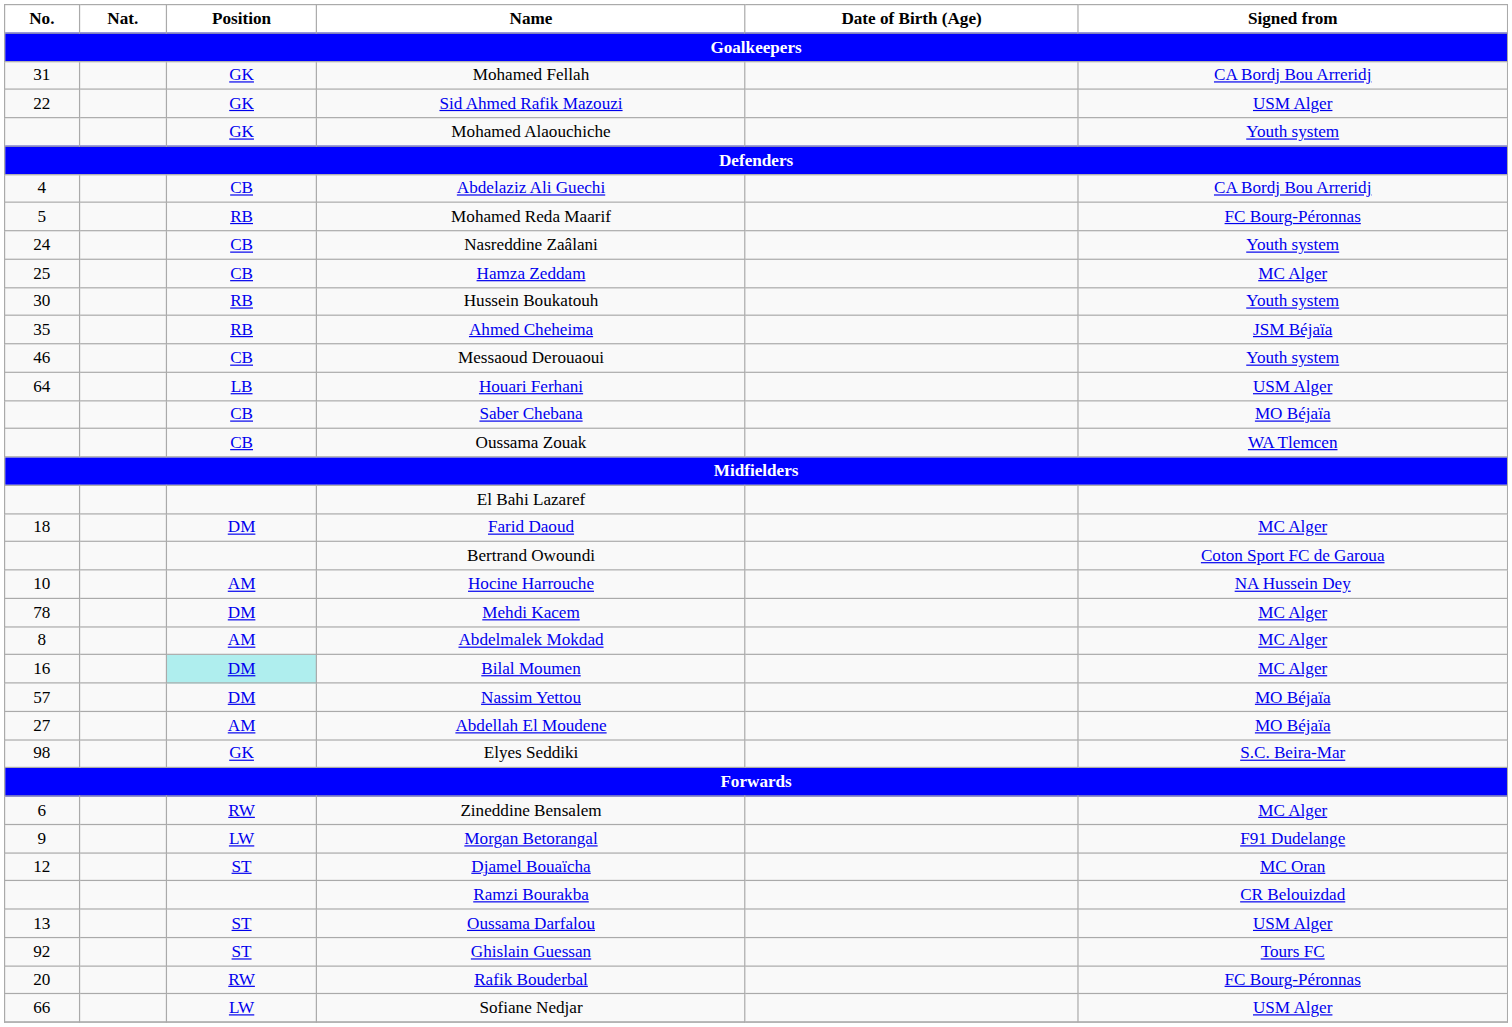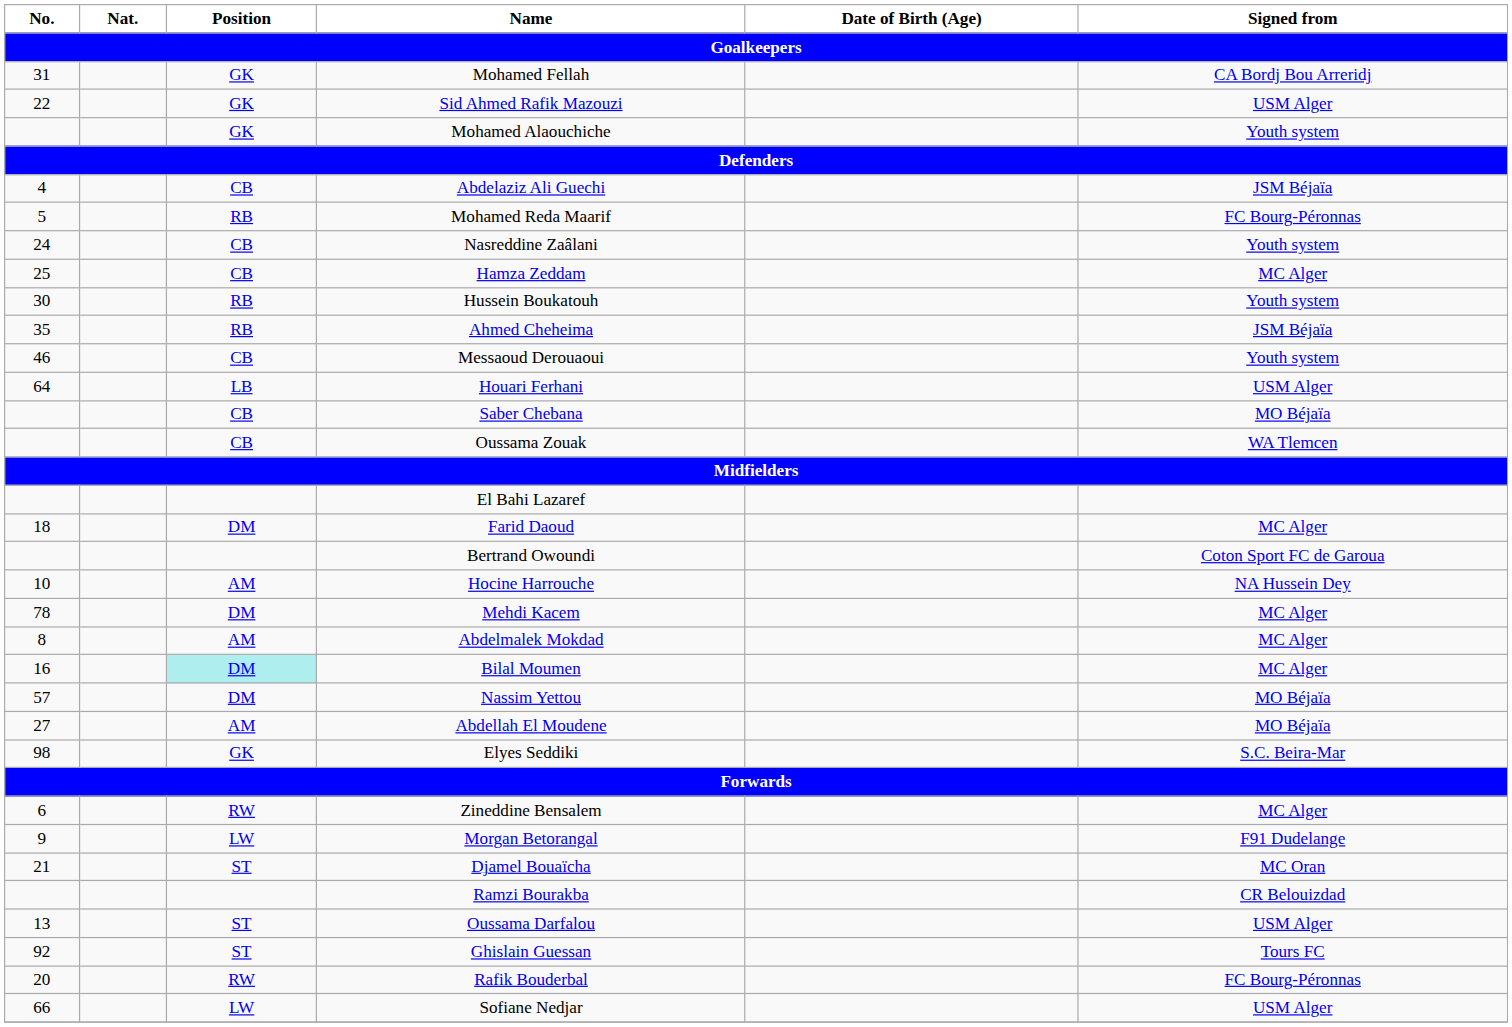(1293, 188) CA Bordj Bou Arreridj -> (1293, 188) JSM Béjaïa
(42, 866) 12 -> (42, 866) 21
